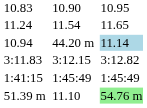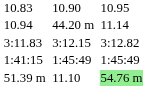- row: (18, 25)
(115, 42) lightblue background -> (115, 25) no background
